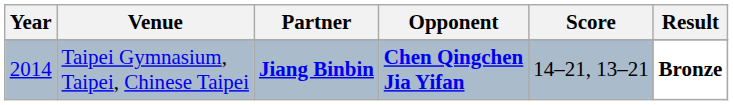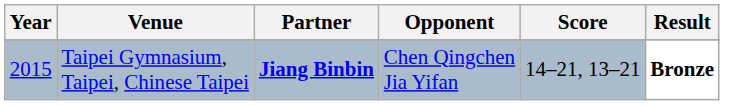(31, 69) 2014 -> (31, 69) 2015
(454, 69) bold -> (449, 69) normal
